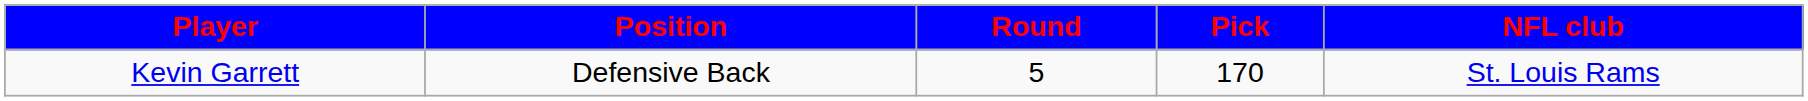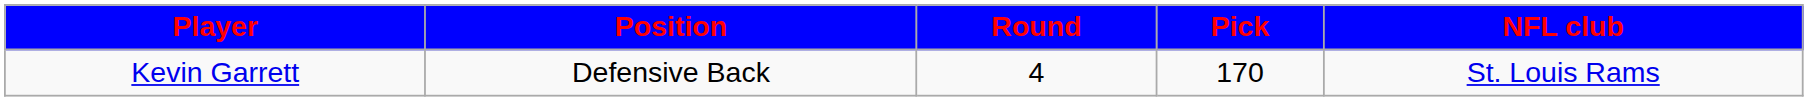(1036, 72) 5 -> (1036, 72) 4
